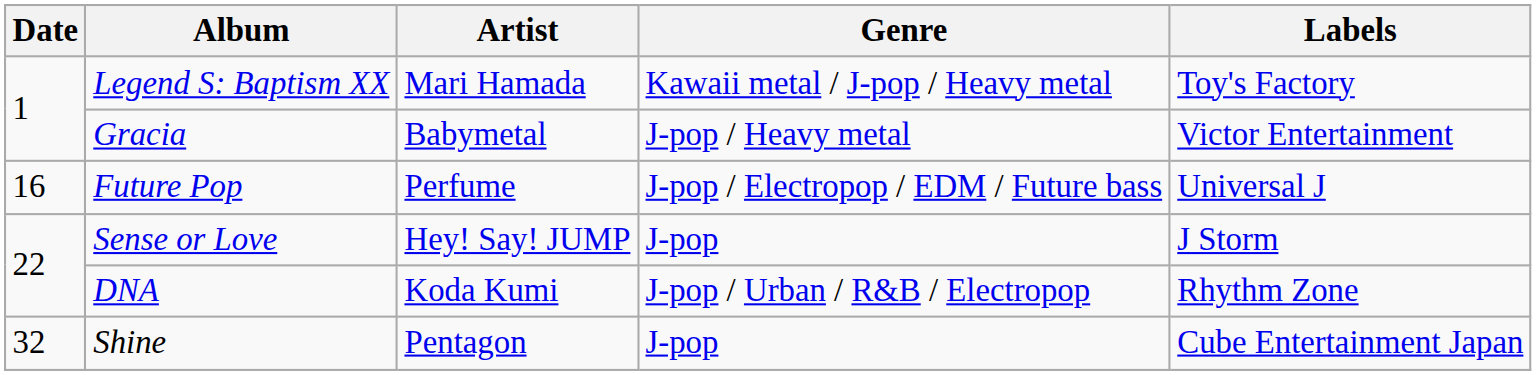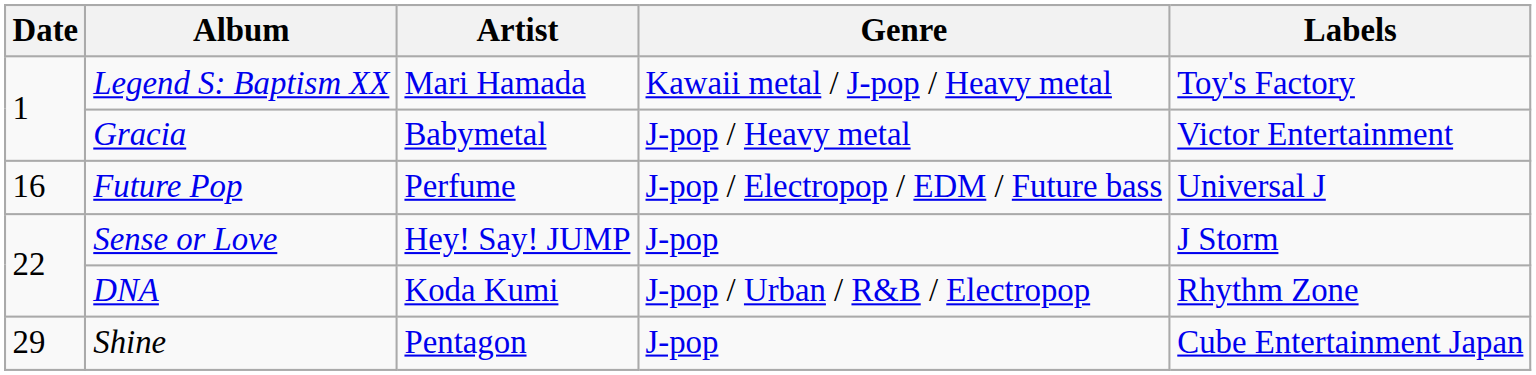(29, 342) 32 -> (29, 342) 29
